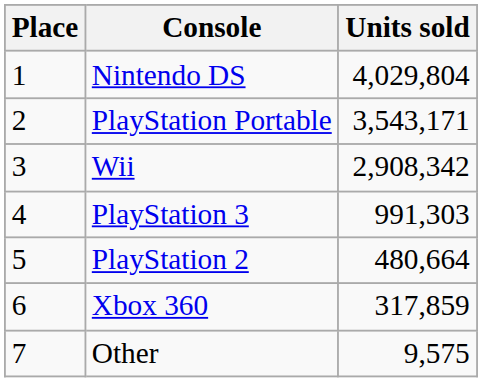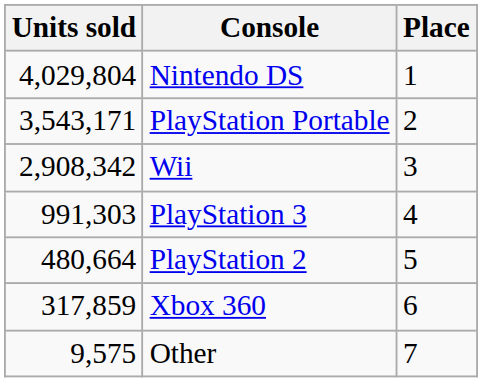columns swapped: (45, 27) <-> (407, 27)
